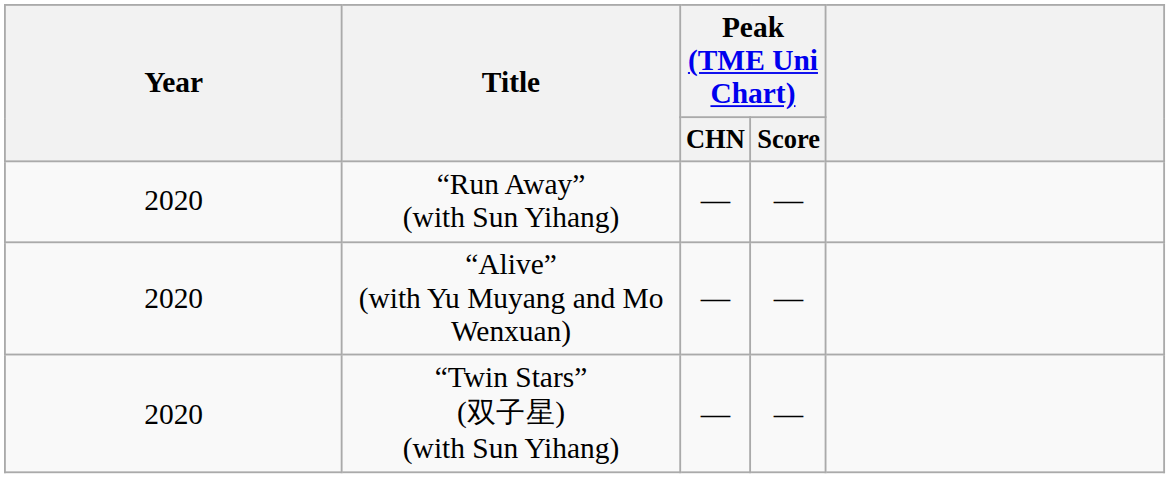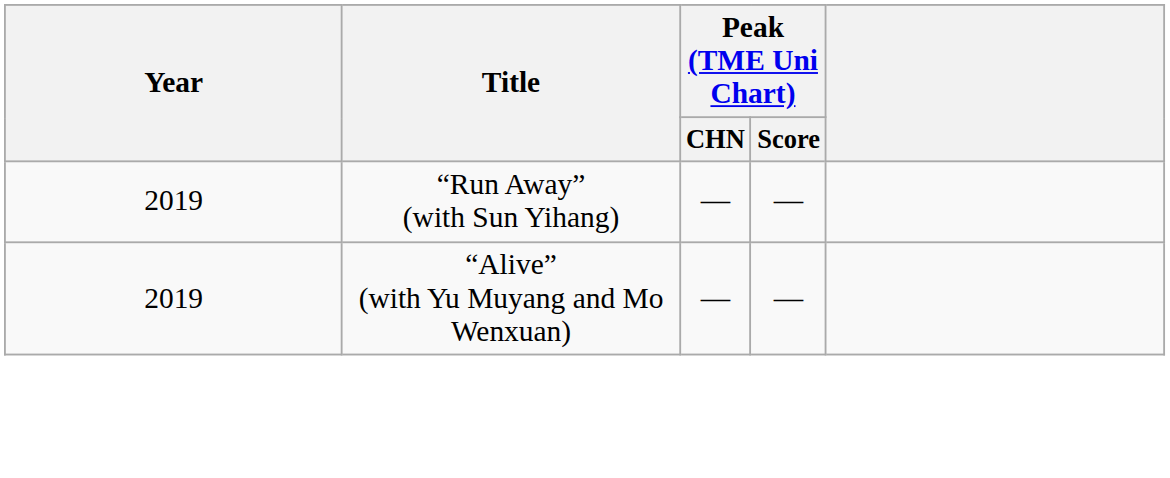(174, 201) 2020 -> (174, 201) 2019
(174, 297) 2020 -> (174, 297) 2019
- row: (511, 413)
